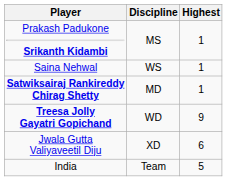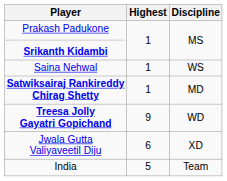columns swapped: (153, 12) <-> (201, 12)
